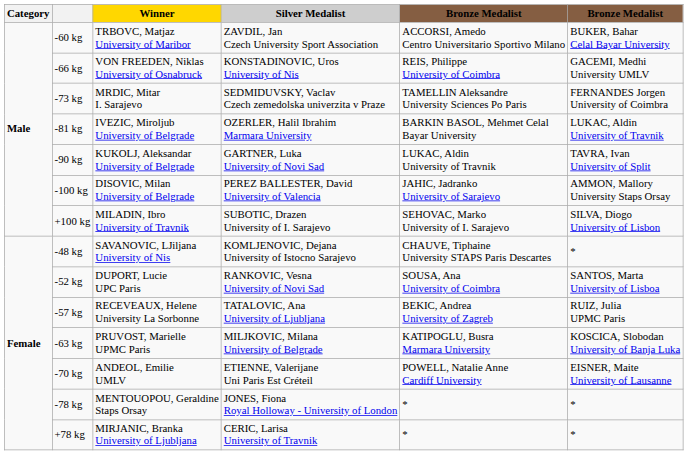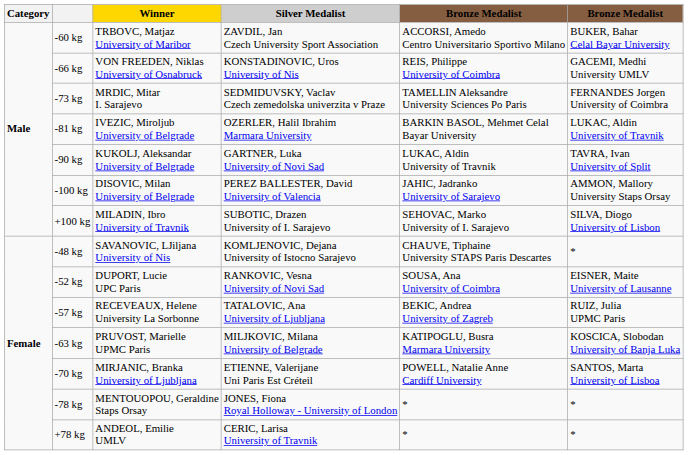(615, 282) SANTOS, Marta University of Lisboa -> (621, 282) EISNER, Maite University of Lausanne
(135, 374) ANDEOL, Emilie UMLV -> (146, 374) MIRJANIC, Branka University of Ljubljana
(621, 374) EISNER, Maite University of Lausanne -> (615, 374) SANTOS, Marta University of Lisboa
(146, 435) MIRJANIC, Branka University of Ljubljana -> (135, 435) ANDEOL, Emilie UMLV
